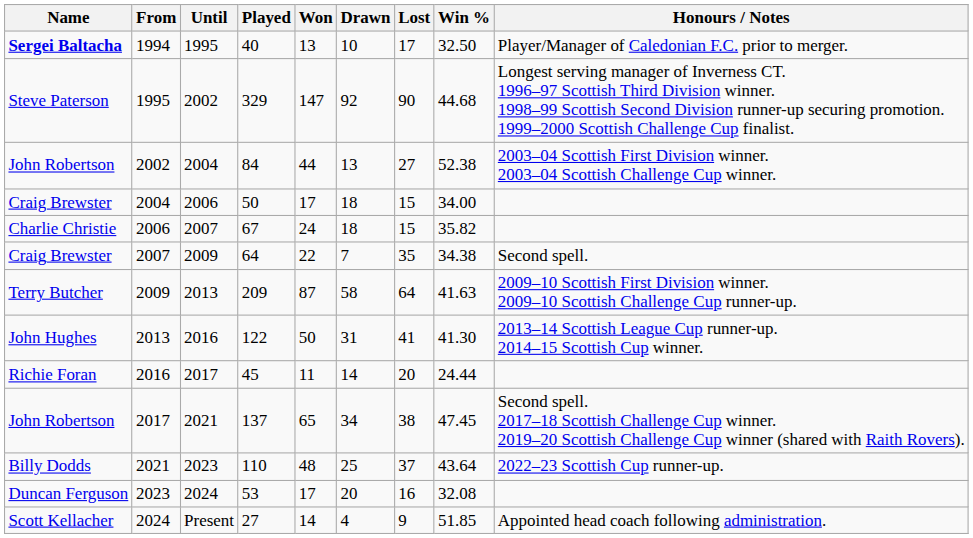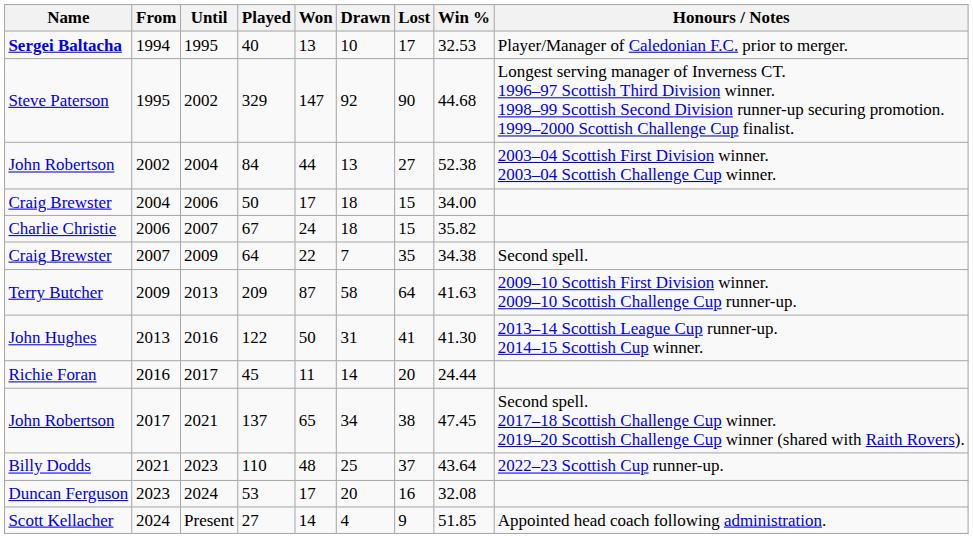(457, 44) 32.50 -> (457, 44) 32.53
